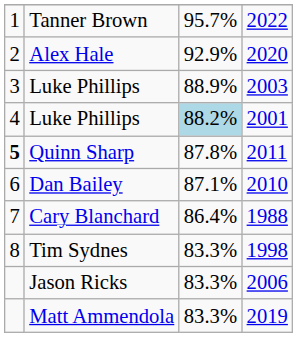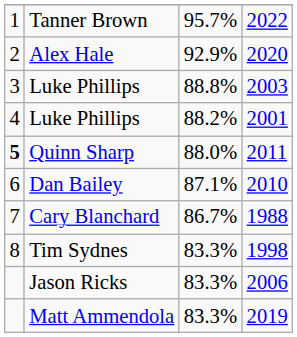(210, 86) 88.9% -> (210, 86) 88.8%
(210, 119) lightblue background -> (210, 119) no background
(210, 151) 87.8% -> (210, 151) 88.0%
(210, 217) 86.4% -> (210, 217) 86.7%
